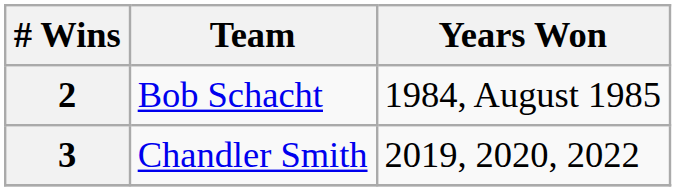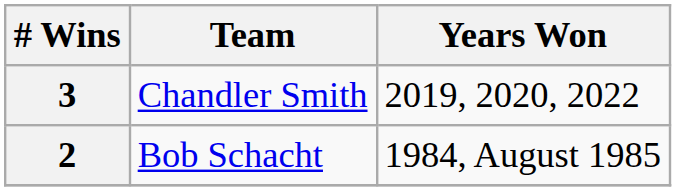rows swapped: (67, 155) <-> (67, 94)
